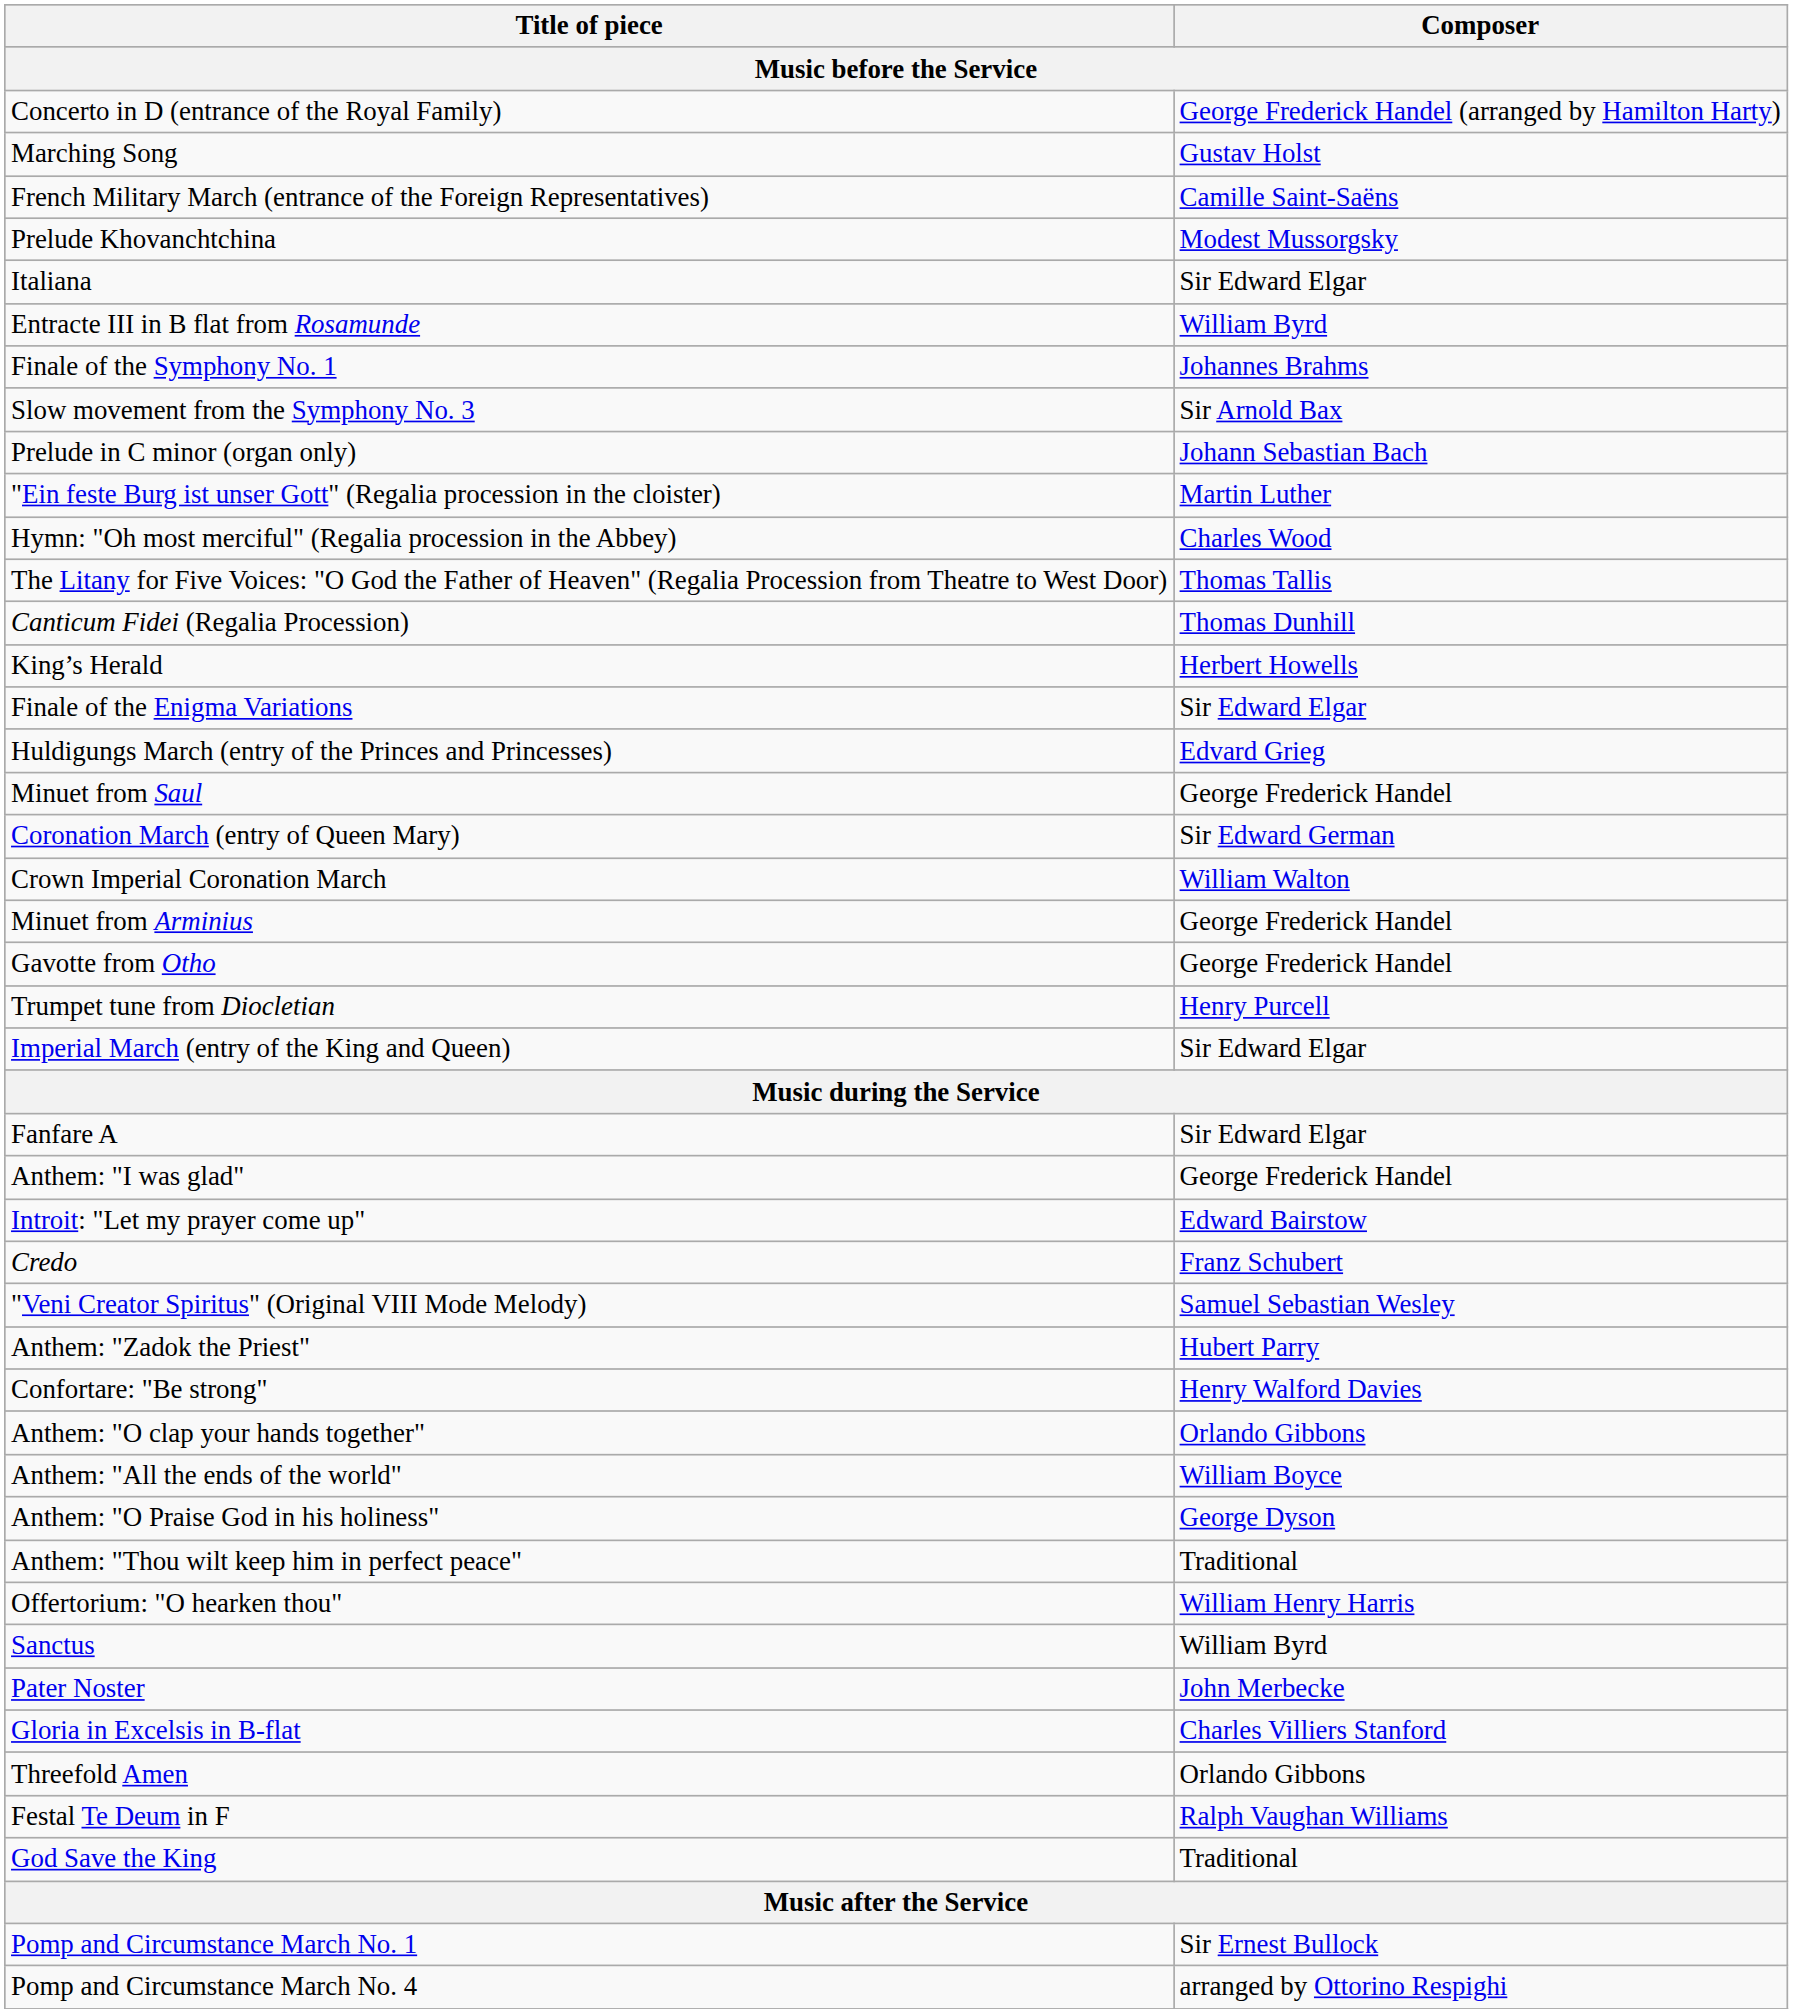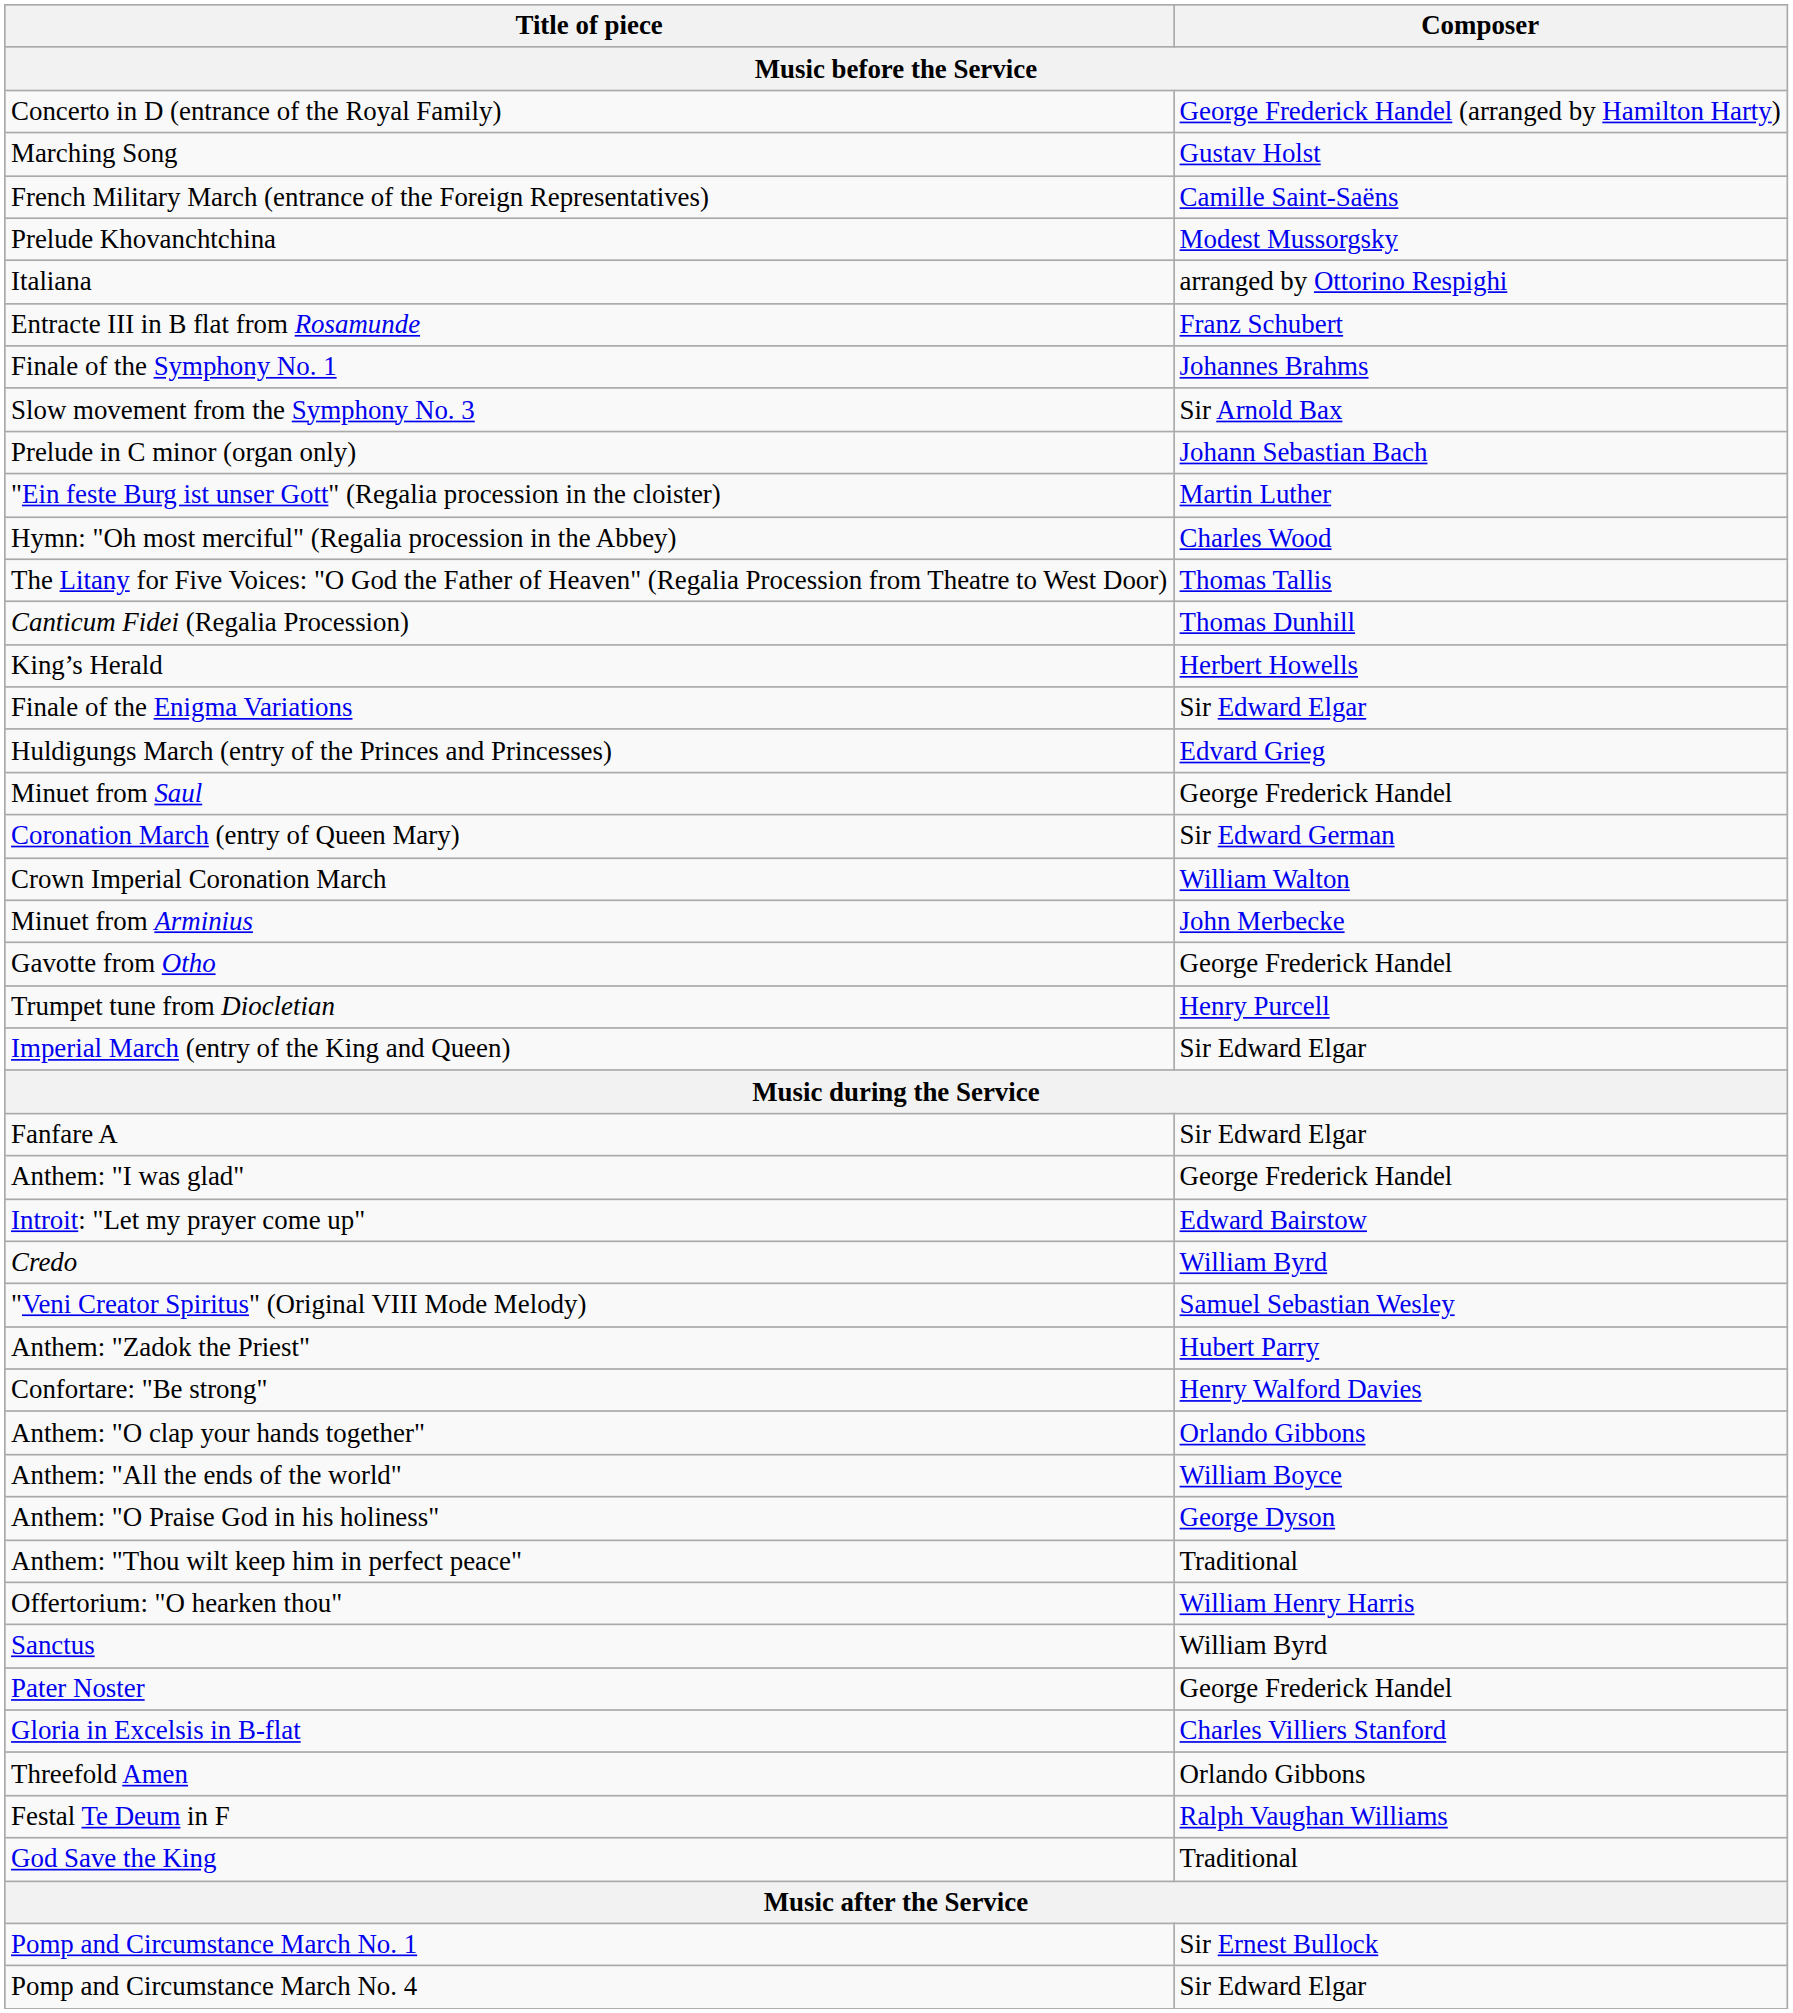(1273, 281) Sir Edward Elgar -> (1343, 281) arranged by Ottorino Respighi
(1253, 324) William Byrd -> (1261, 324) Franz Schubert
(1316, 921) George Frederick Handel -> (1262, 921) John Merbecke
(1261, 1262) Franz Schubert -> (1253, 1262) William Byrd
(1262, 1688) John Merbecke -> (1316, 1688) George Frederick Handel
(1343, 1986) arranged by Ottorino Respighi -> (1273, 1986) Sir Edward Elgar
